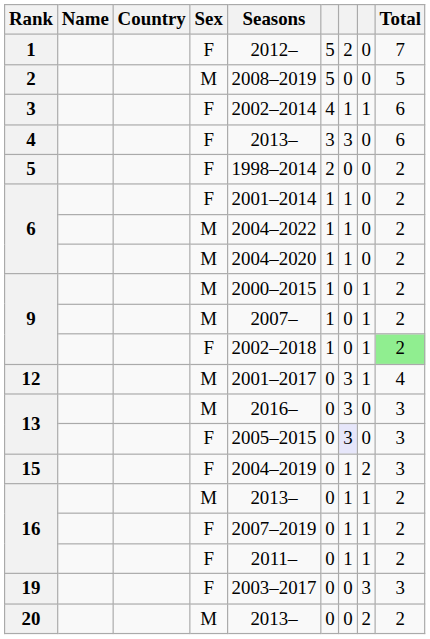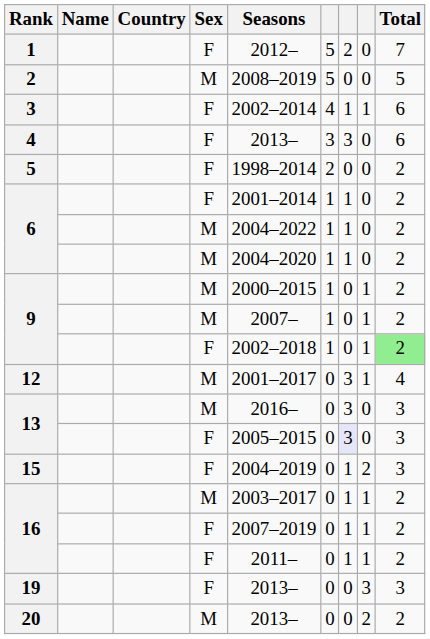(274, 498) 2013– -> (274, 498) 2003–2017
(274, 588) 2003–2017 -> (274, 588) 2013–
